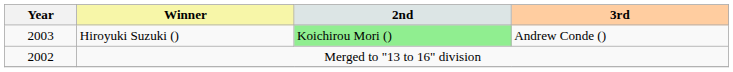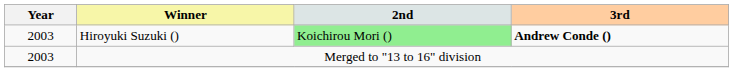(560, 35) normal -> (563, 35) bold
(41, 56) 2002 -> (41, 56) 2003
